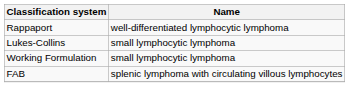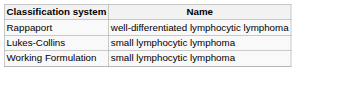- row: (16, 74)
